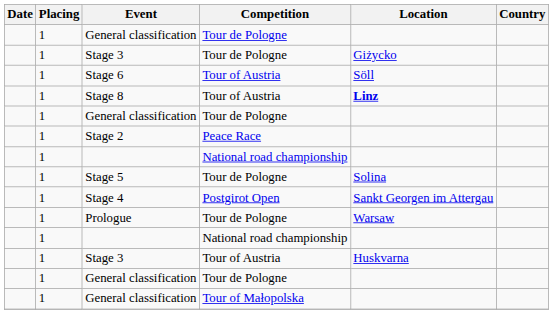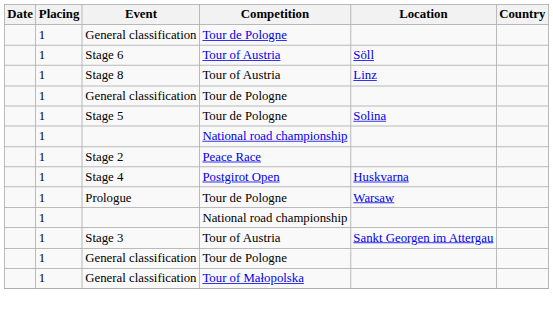- row: (104, 55)
(366, 95) bold -> (365, 75) normal
rows swapped: (104, 177) <-> (104, 136)
(423, 197) Sankt Georgen im Attergau -> (381, 177) Huskvarna
(381, 258) Huskvarna -> (423, 237) Sankt Georgen im Attergau
